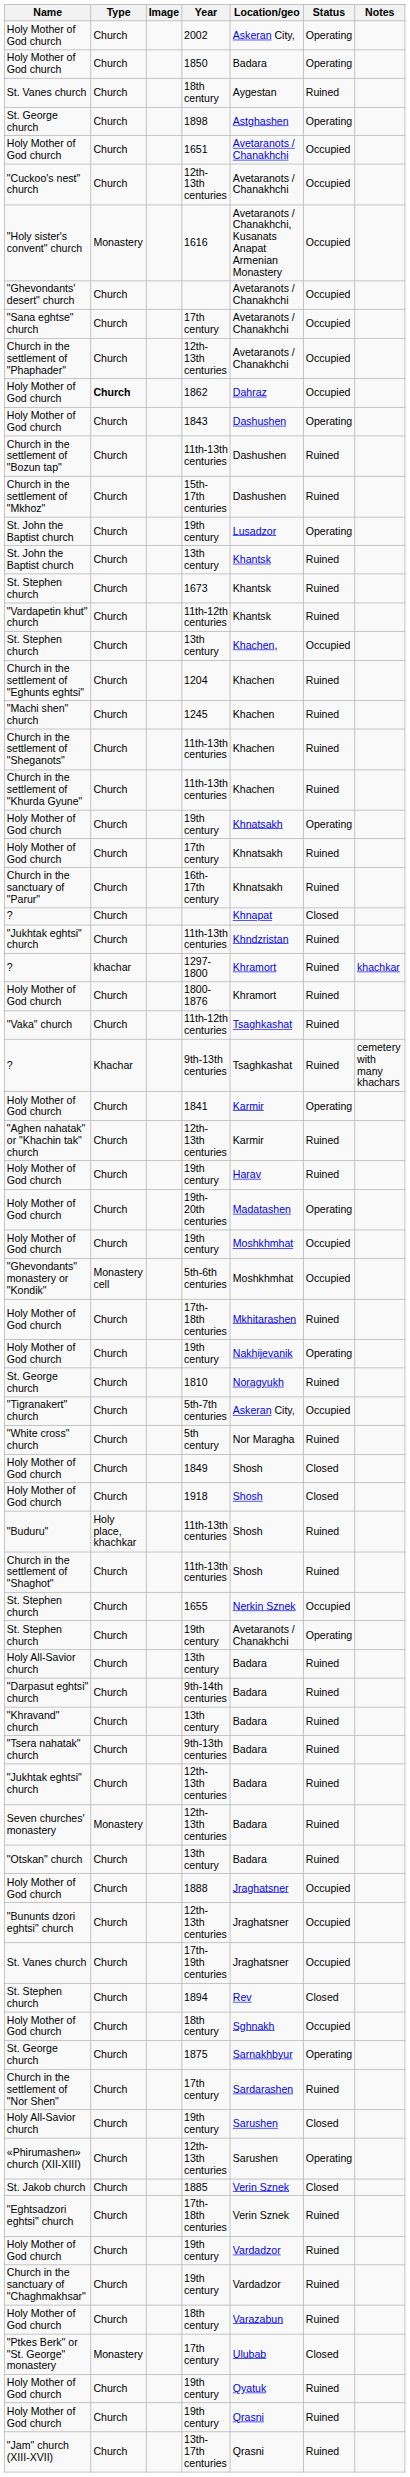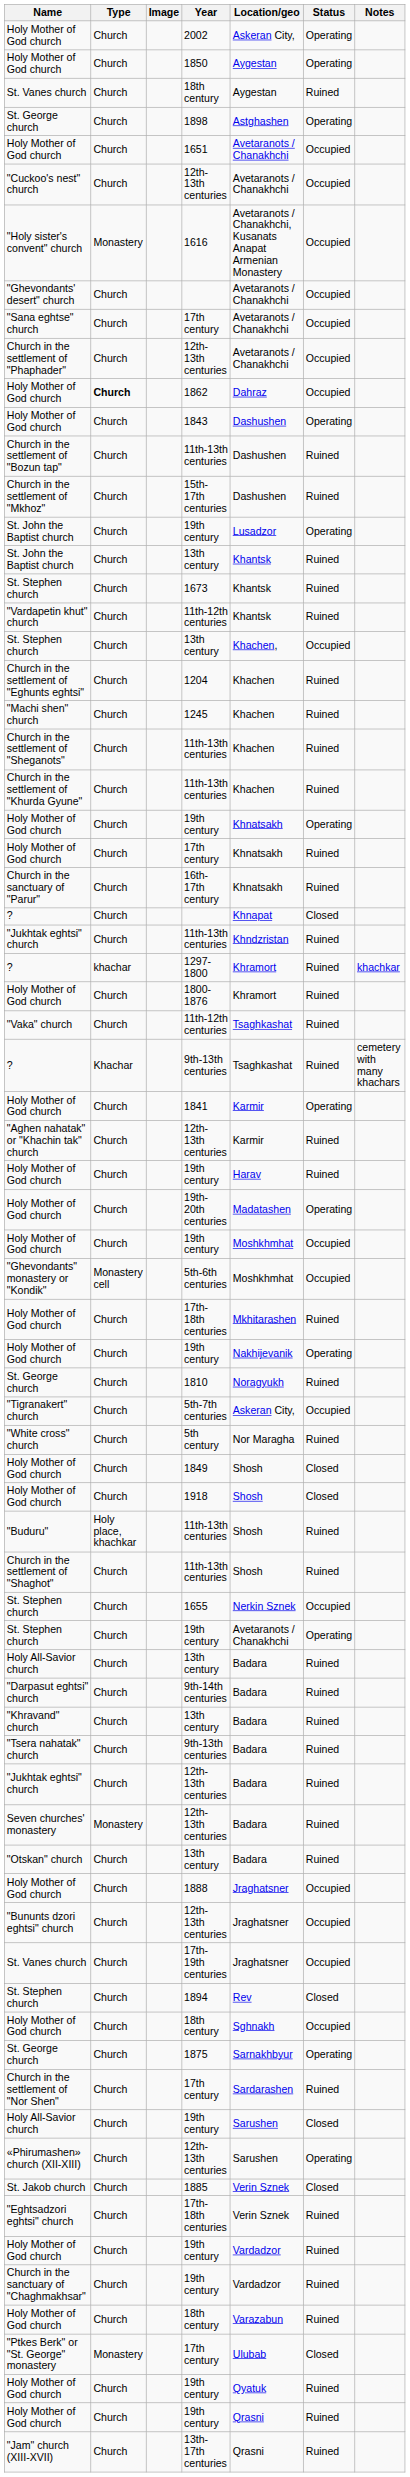(250, 64) Badara -> (255, 64) Aygestan
